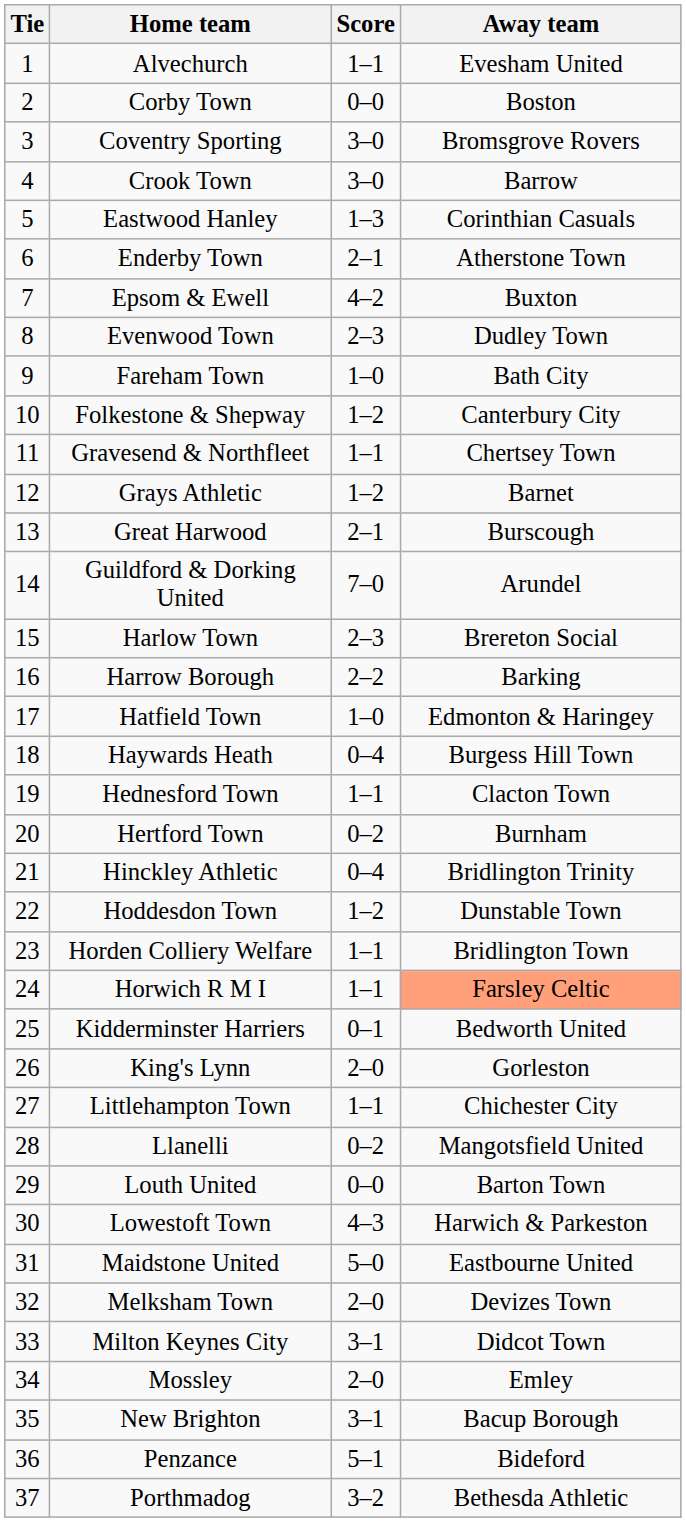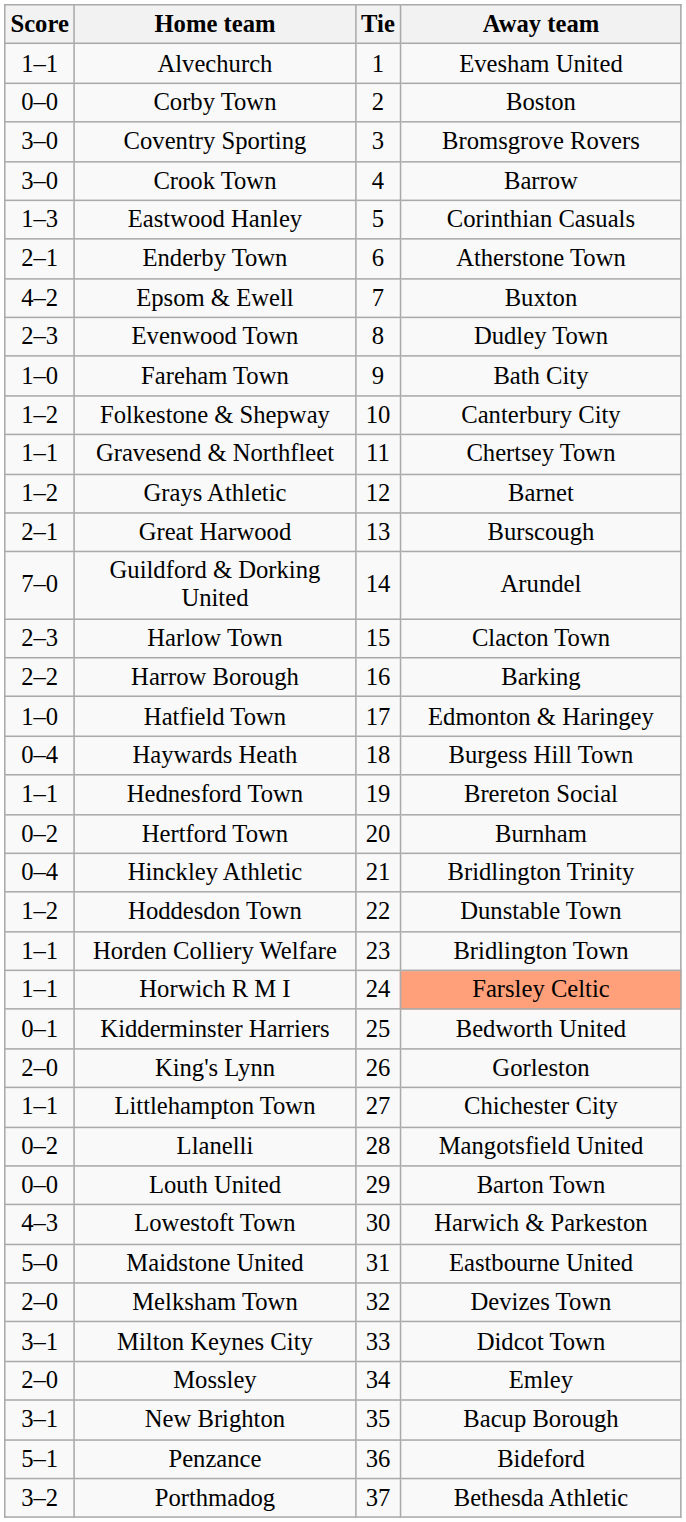columns swapped: (27, 24) <-> (366, 24)
(541, 637) Brereton Social -> (541, 637) Clacton Town
(541, 794) Clacton Town -> (541, 794) Brereton Social
